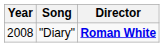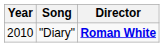(20, 32) 2008 -> (20, 32) 2010
